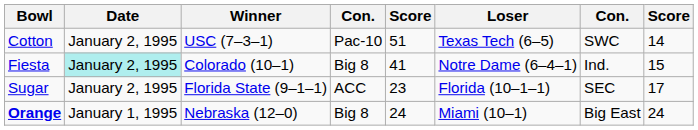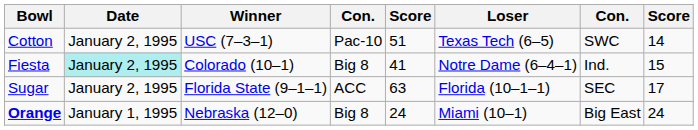(398, 88) 23 -> (398, 88) 63
